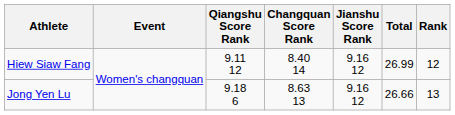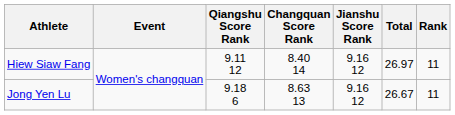(399, 64) 26.99 -> (399, 64) 26.97
(433, 64) 12 -> (433, 64) 11
(399, 95) 26.66 -> (399, 95) 26.67
(433, 95) 13 -> (433, 95) 11
